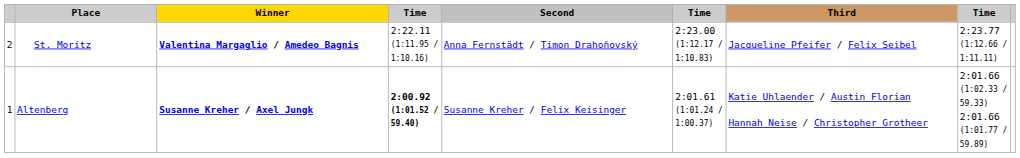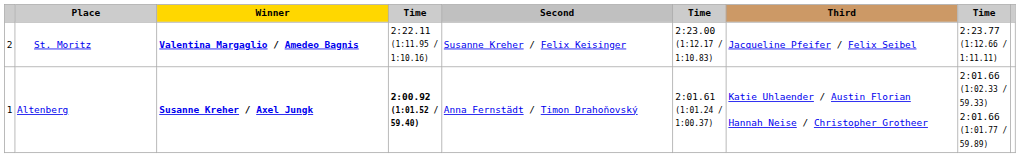(541, 44) Anna Fernstädt / Timon Drahoňovský -> (535, 44) Susanne Kreher / Felix Keisinger
(535, 110) Susanne Kreher / Felix Keisinger -> (541, 110) Anna Fernstädt / Timon Drahoňovský
